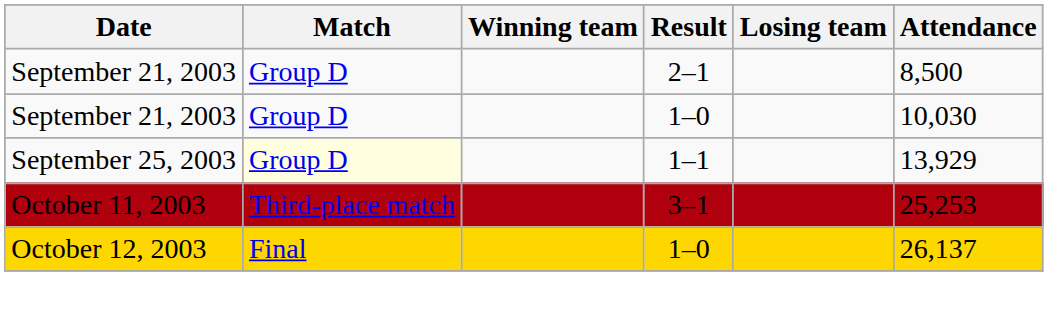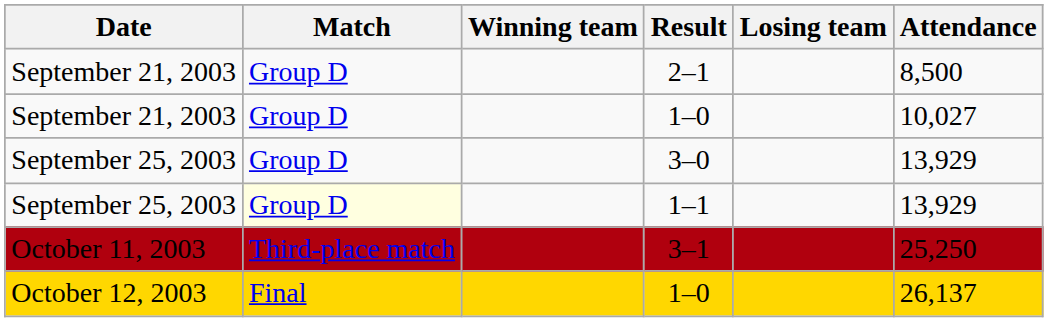(938, 115) 10,030 -> (938, 115) 10,027
+ row: (124, 159)
(938, 204) 25,253 -> (938, 248) 25,250
